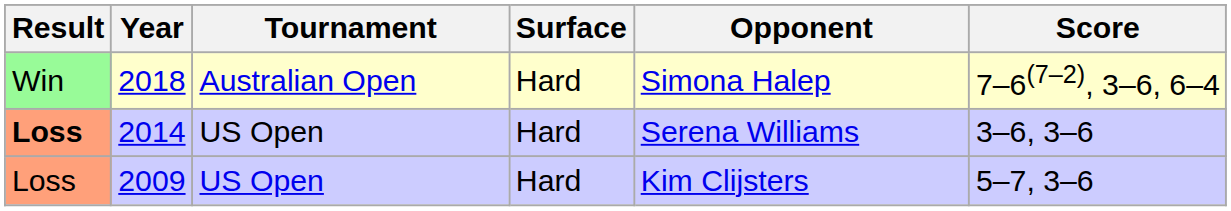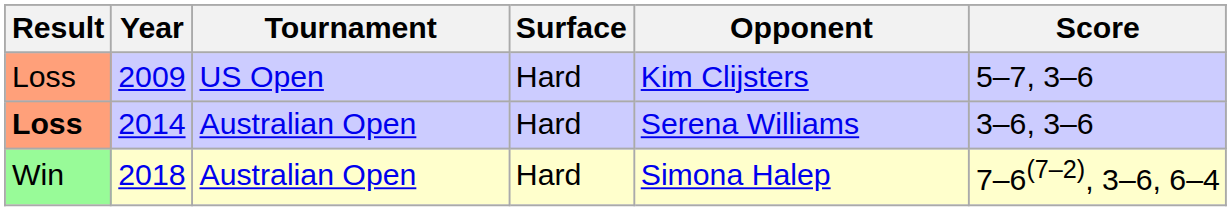rows swapped: (152, 180) <-> (152, 80)
(262, 132) US Open -> (308, 124) Australian Open
